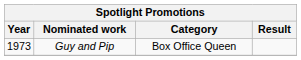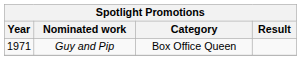(19, 47) 1973 -> (19, 47) 1971
